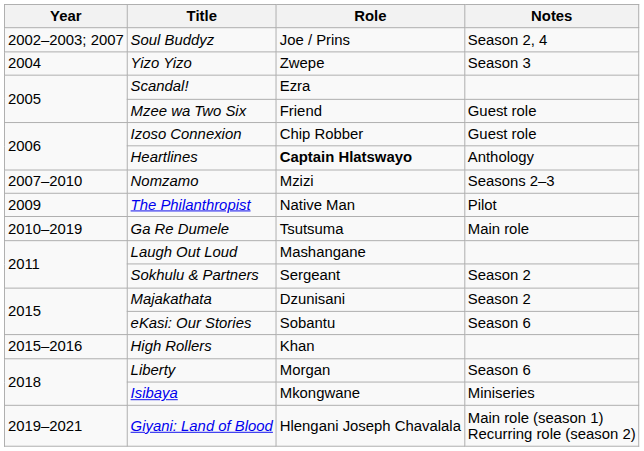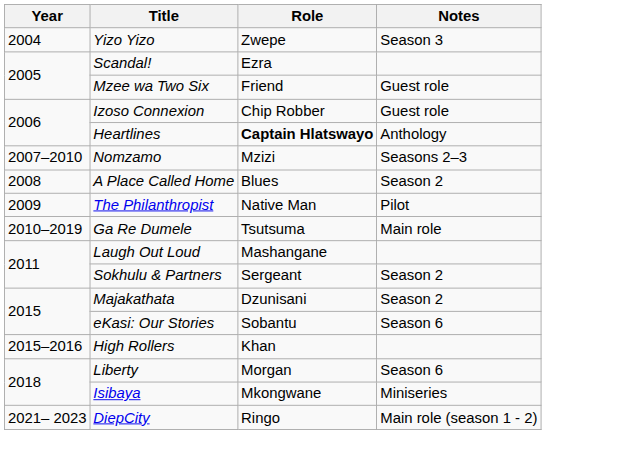- row: (172, 39)
+ row: (164, 181)
- row: (202, 425)
+ row: (121, 417)
